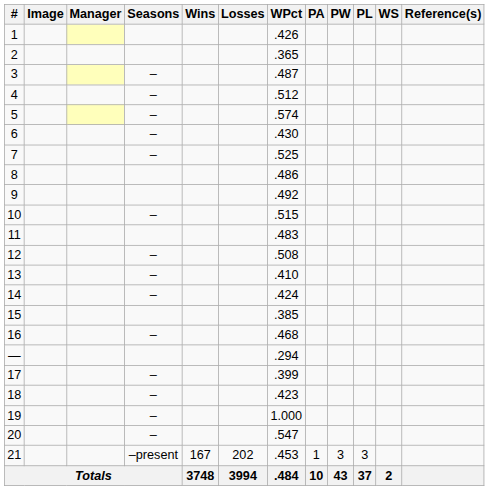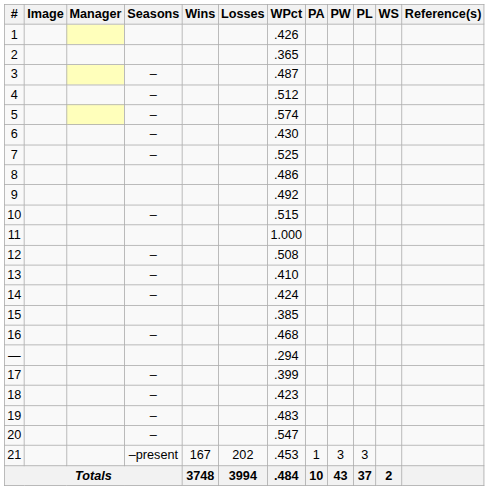(286, 235) .483 -> (286, 235) 1.000
(286, 415) 1.000 -> (286, 415) .483
